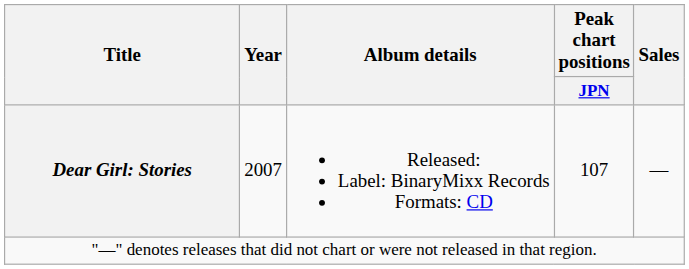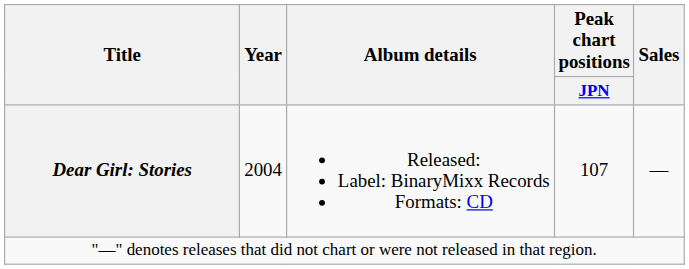(263, 170) 2007 -> (263, 170) 2004
